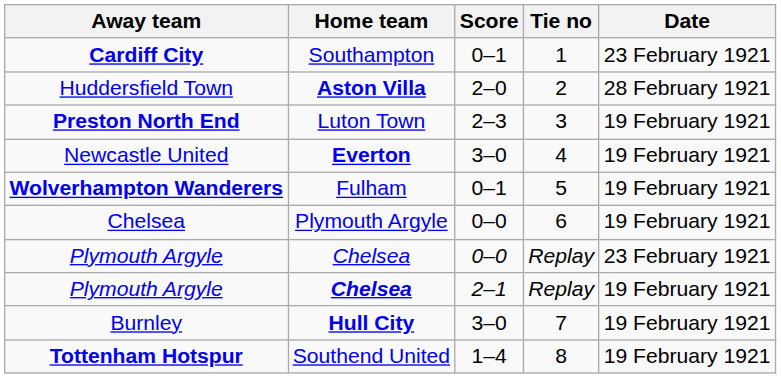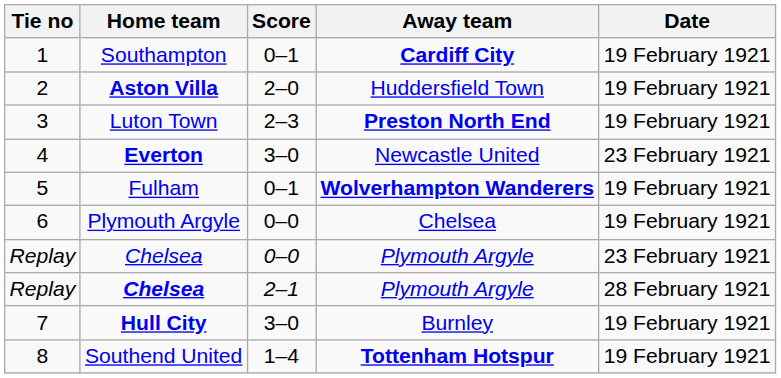columns swapped: (561, 21) <-> (146, 21)
(687, 54) 23 February 1921 -> (687, 54) 19 February 1921
(687, 88) 28 February 1921 -> (687, 88) 19 February 1921
(687, 155) 19 February 1921 -> (687, 155) 23 February 1921
(687, 289) 19 February 1921 -> (687, 289) 28 February 1921
